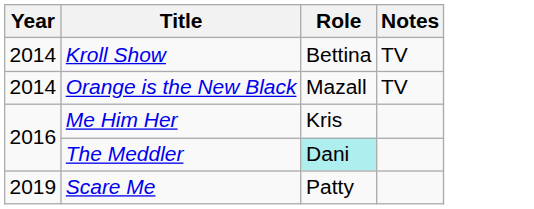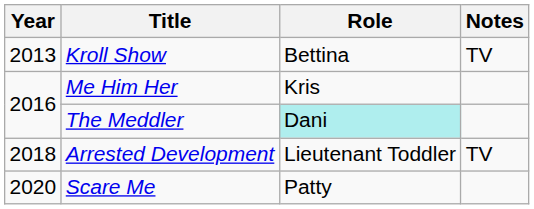(33, 54) 2014 -> (33, 54) 2013
- row: (181, 87)
+ row: (170, 154)
(33, 187) 2019 -> (33, 187) 2020
